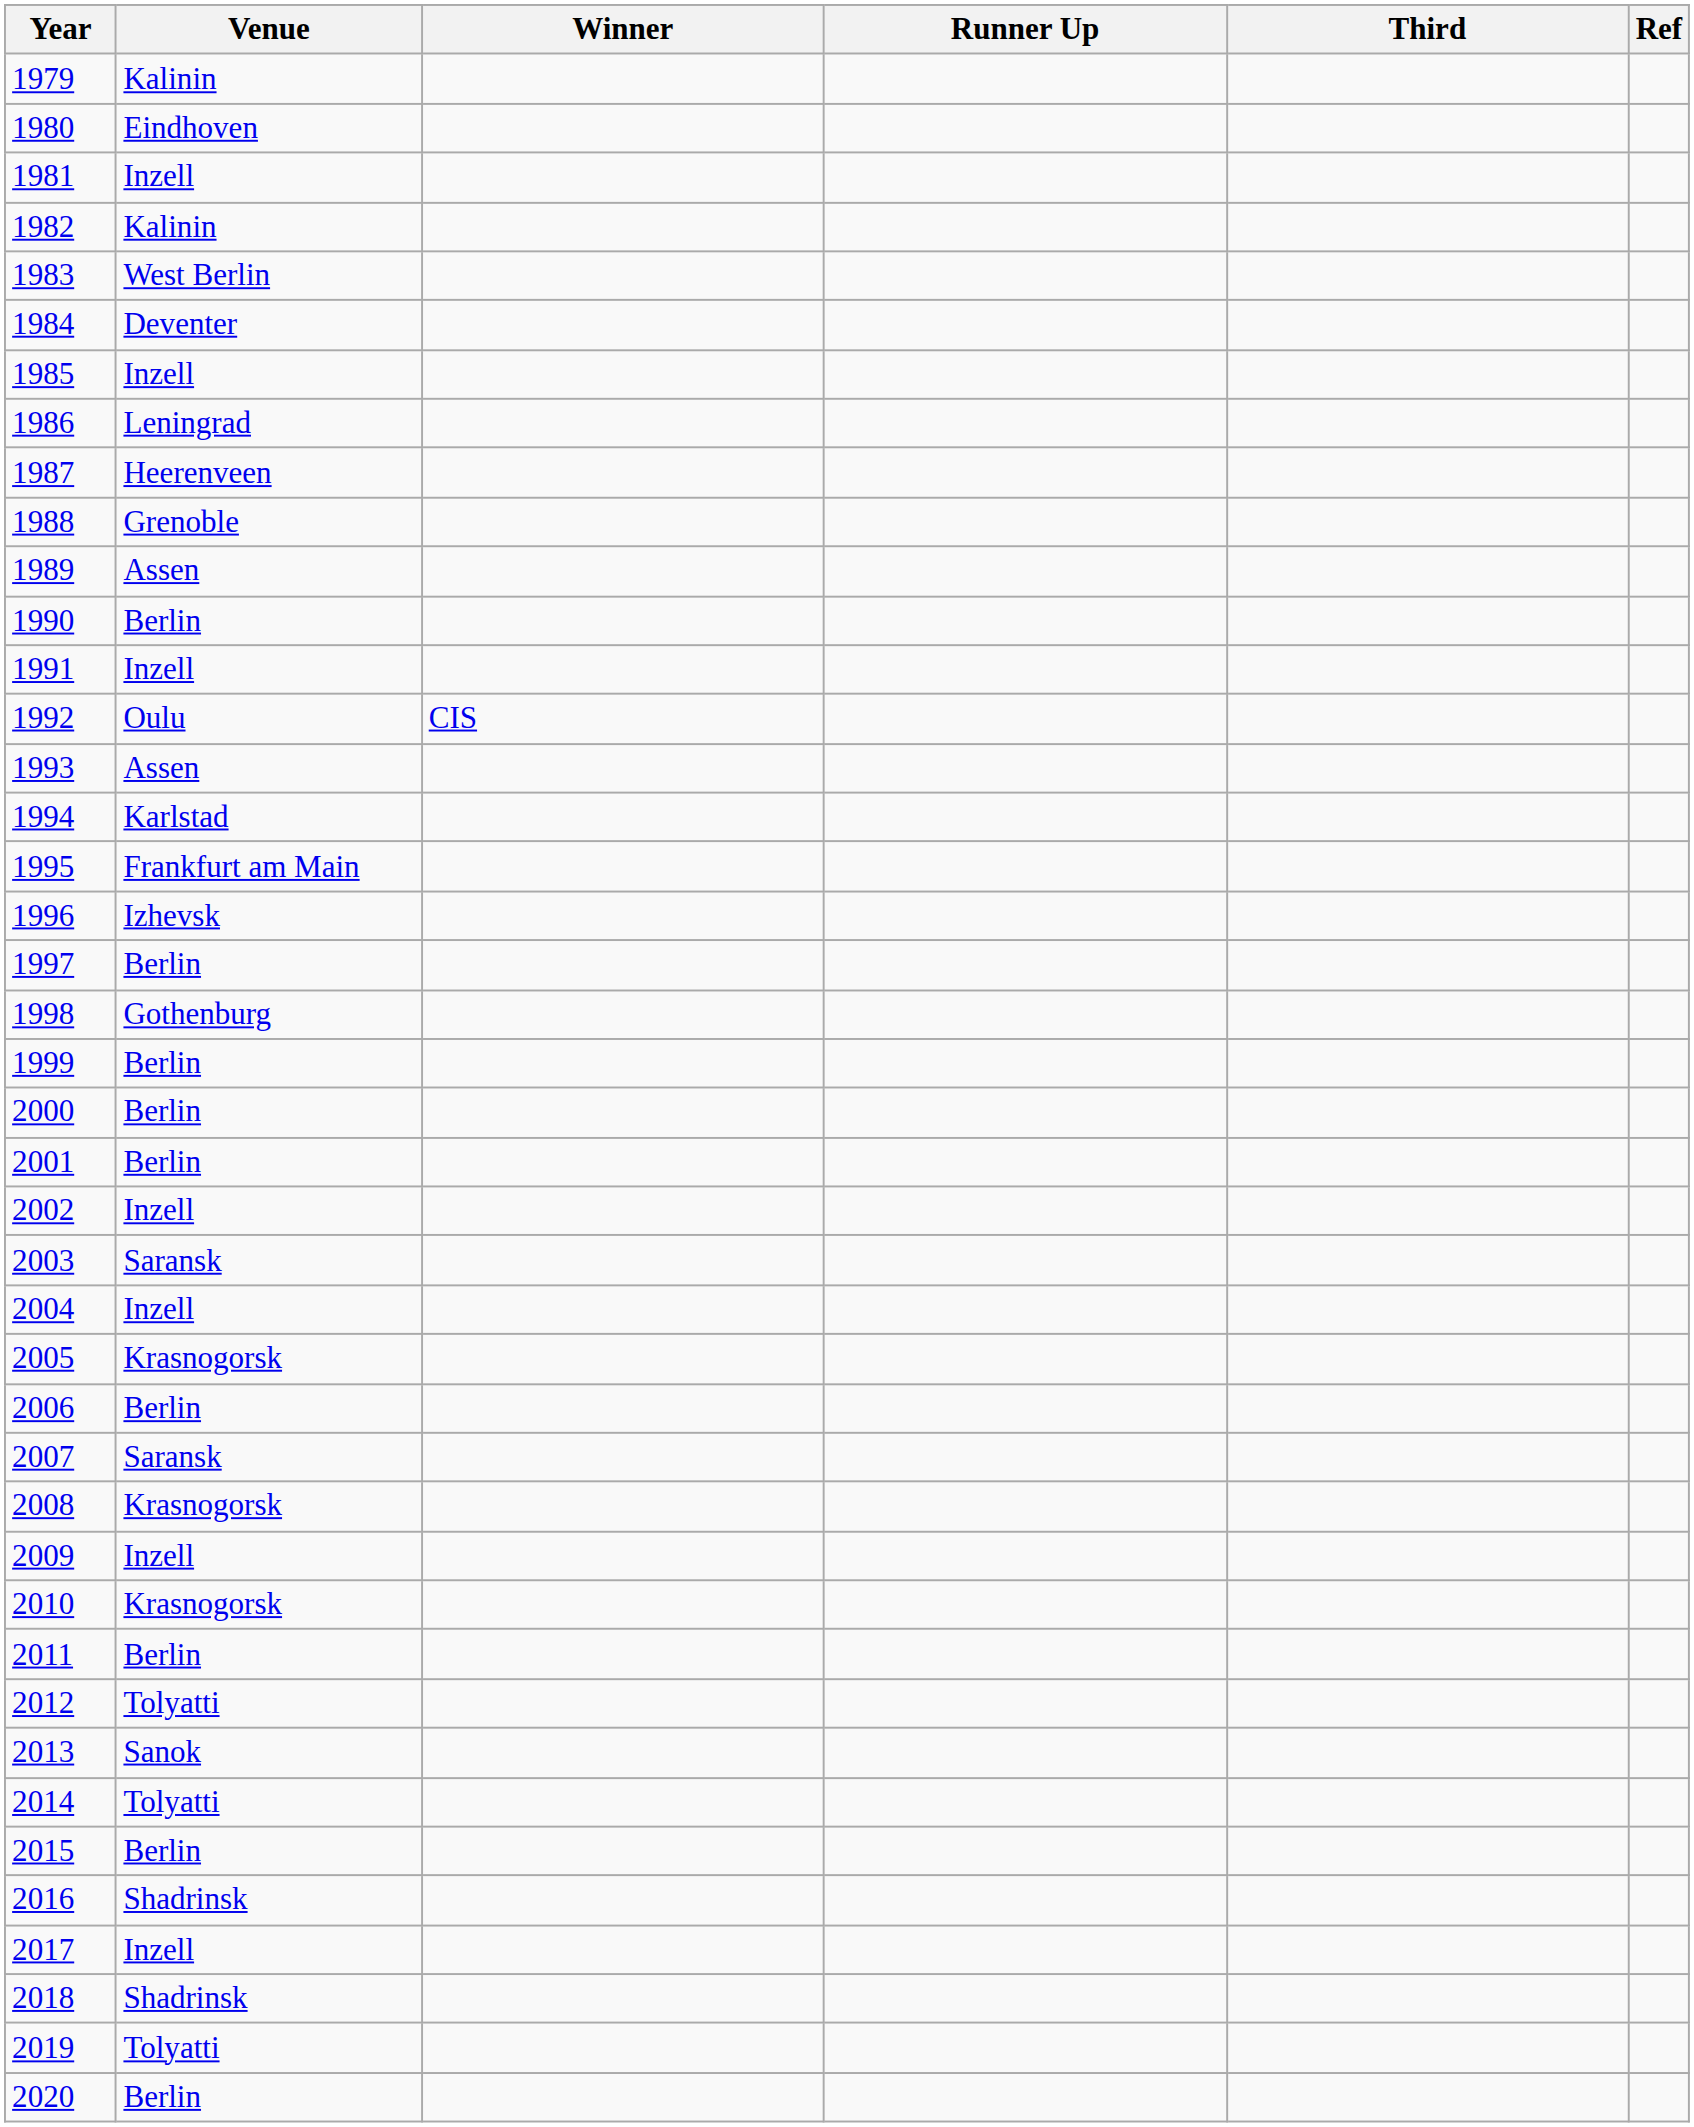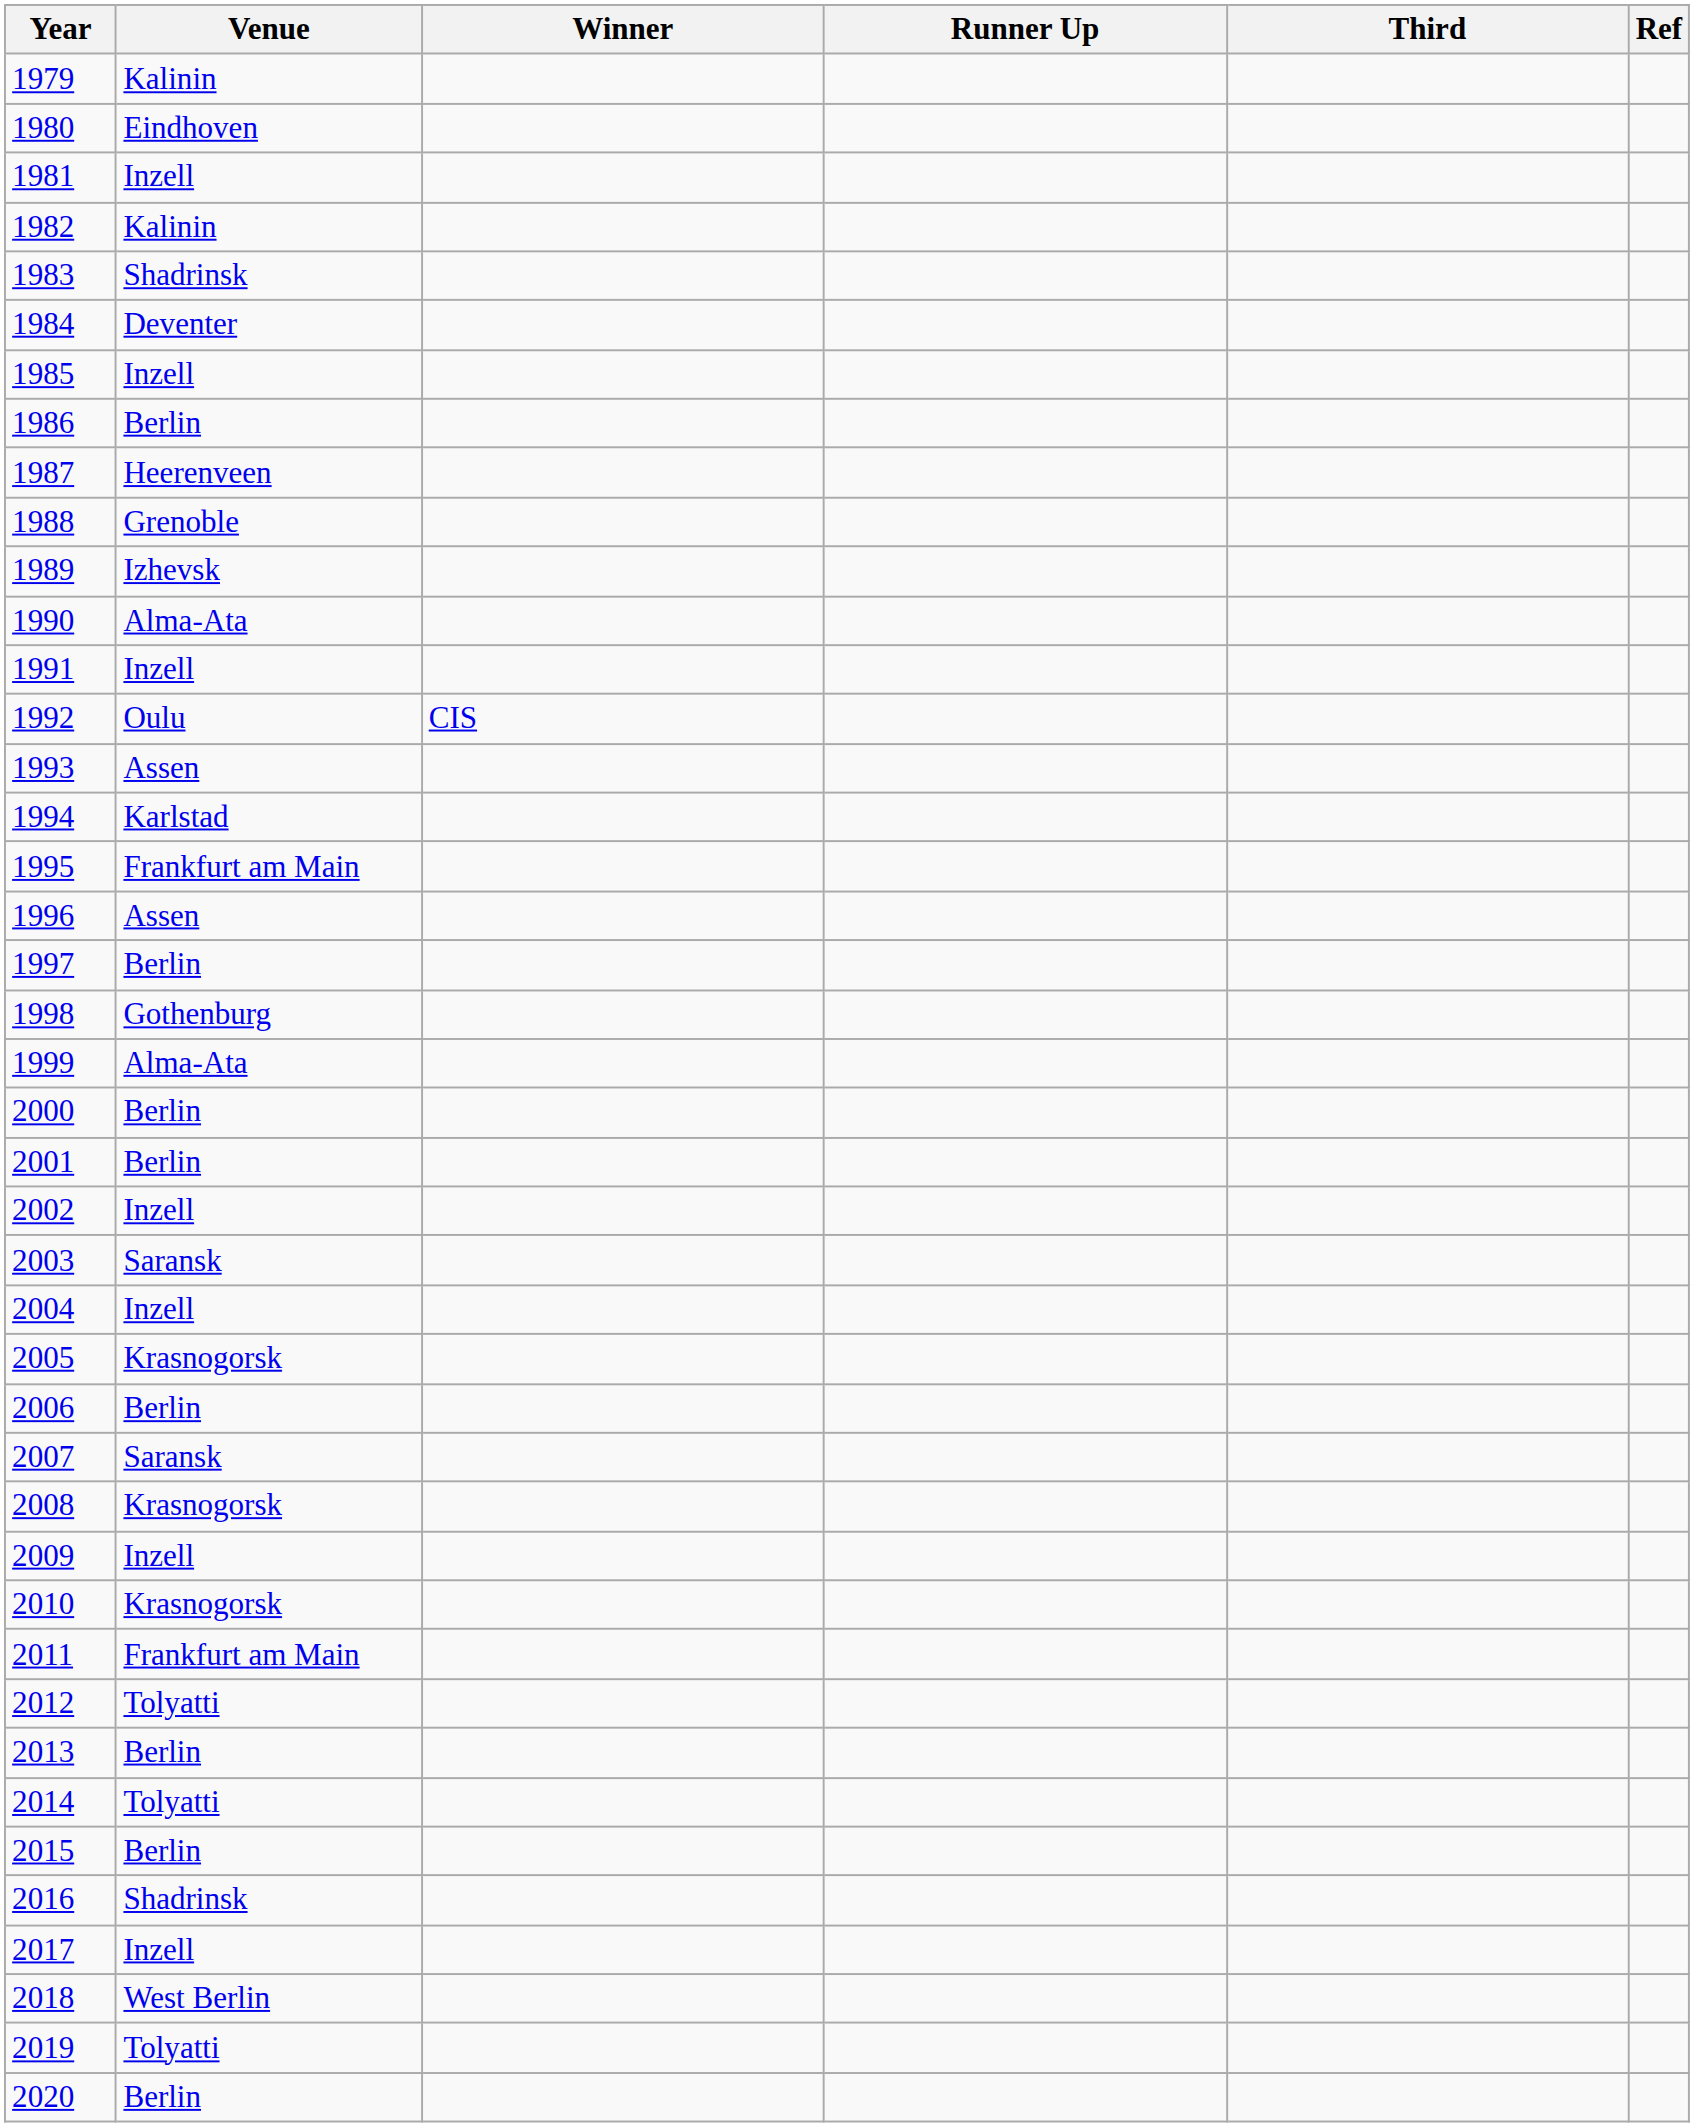(197, 275) West Berlin -> (186, 275) Shadrinsk
(187, 422) Leningrad -> (162, 422) Berlin
(161, 570) Assen -> (172, 570) Izhevsk
(162, 619) Berlin -> (185, 619) Alma-Ata
(172, 915) Izhevsk -> (161, 915) Assen
(162, 1062) Berlin -> (185, 1062) Alma-Ata
(162, 1653) Berlin -> (242, 1653) Frankfurt am Main
(162, 1752) Sanok -> (162, 1752) Berlin
(186, 1998) Shadrinsk -> (197, 1998) West Berlin
